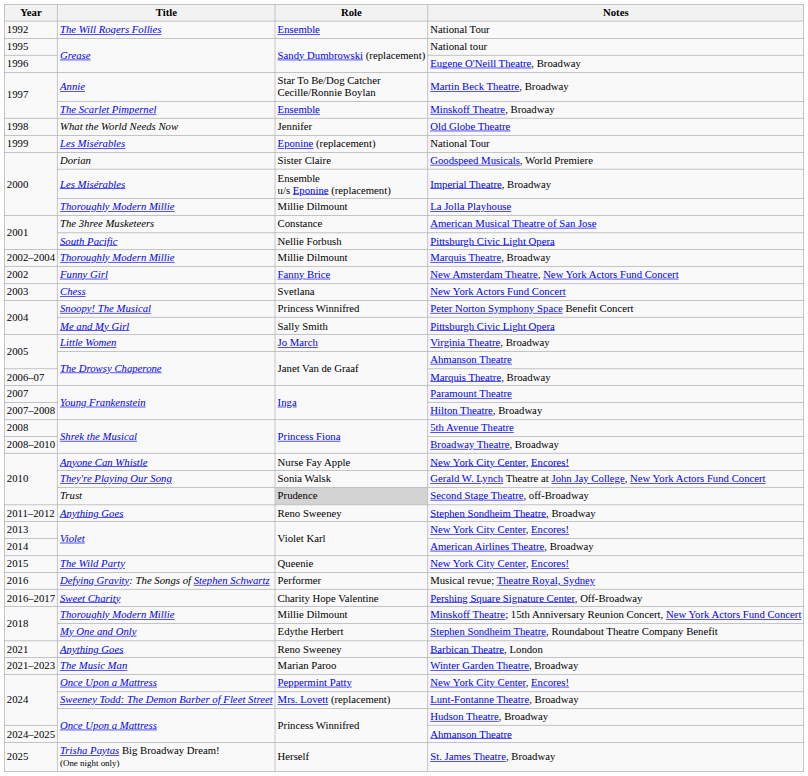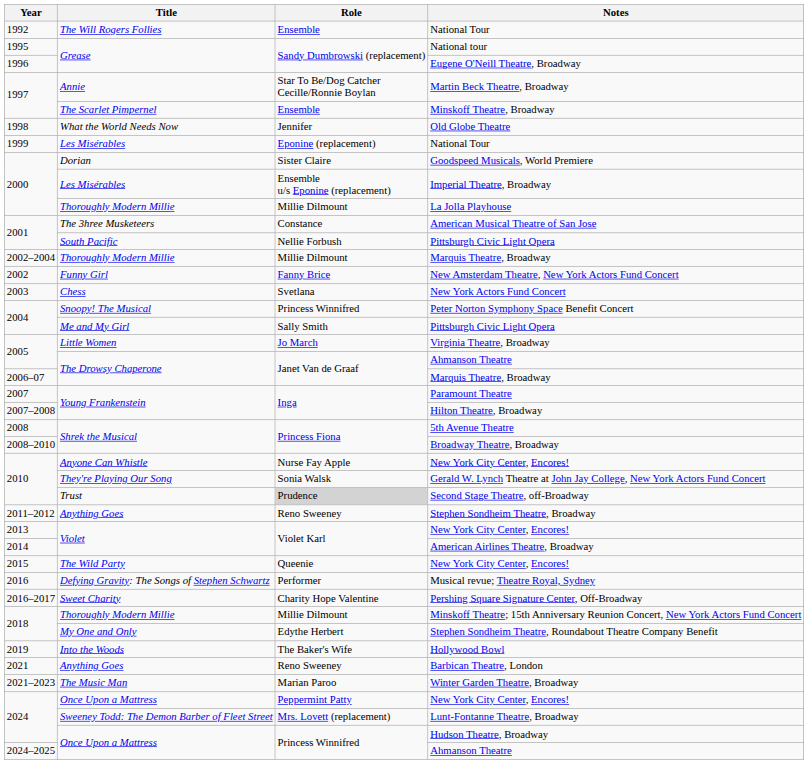+ row: (18, 649)
- row: (18, 757)
